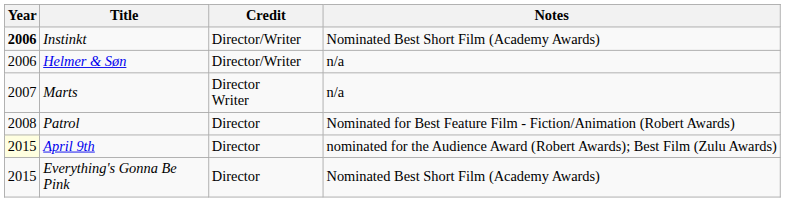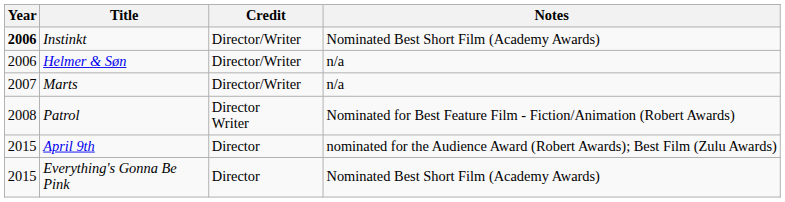(236, 92) Director Writer -> (256, 84) Director/Writer
(236, 123) Director -> (236, 115) Director Writer
(22, 146) lightyellow background -> (22, 146) no background
